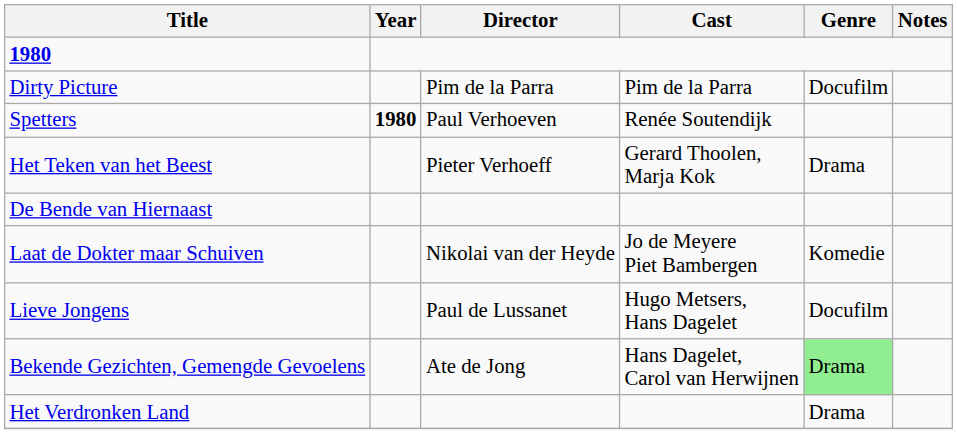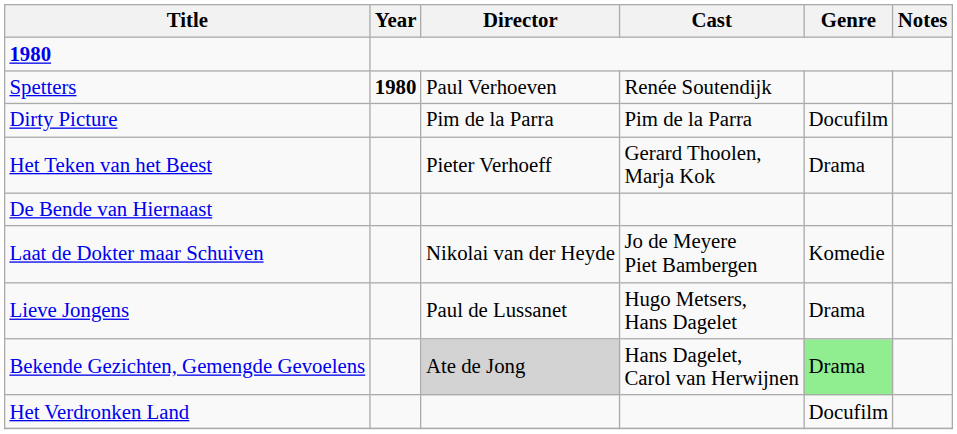rows swapped: (43, 119) <-> (63, 86)
(848, 310) Docufilm -> (837, 310) Drama
(476, 366) no background -> (476, 366) lightgrey background
(837, 411) Drama -> (848, 411) Docufilm
